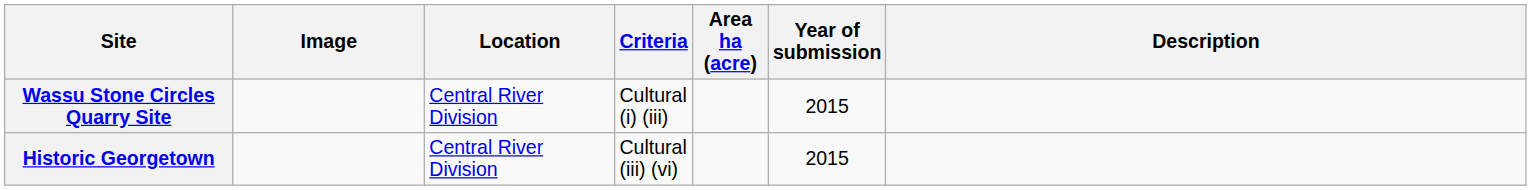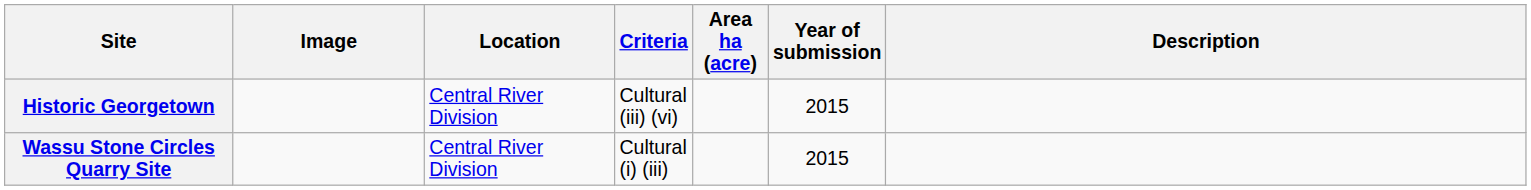rows swapped: (119, 105) <-> (119, 158)
